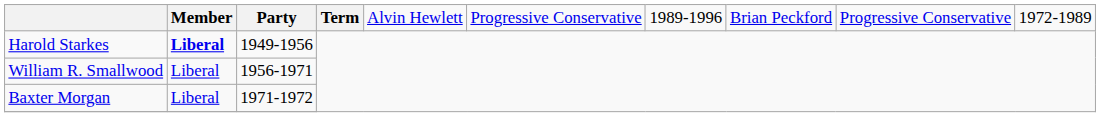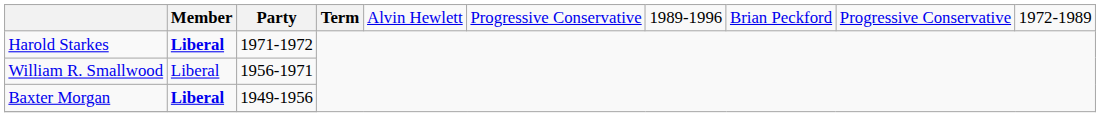(277, 44) 1949-1956 -> (277, 44) 1971-1972
(195, 97) normal -> (197, 97) bold
(277, 97) 1971-1972 -> (277, 97) 1949-1956
